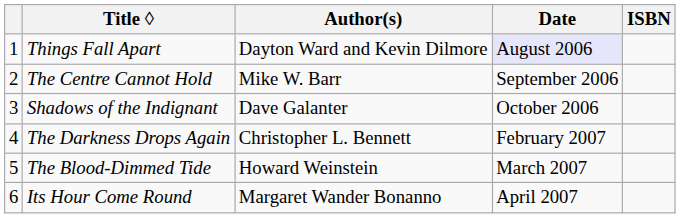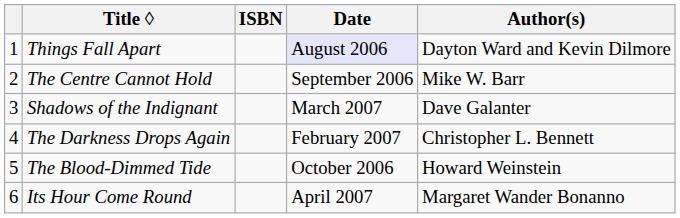columns swapped: (363, 19) <-> (649, 19)
(547, 108) October 2006 -> (337, 108) March 2007
(542, 167) March 2007 -> (342, 167) October 2006
